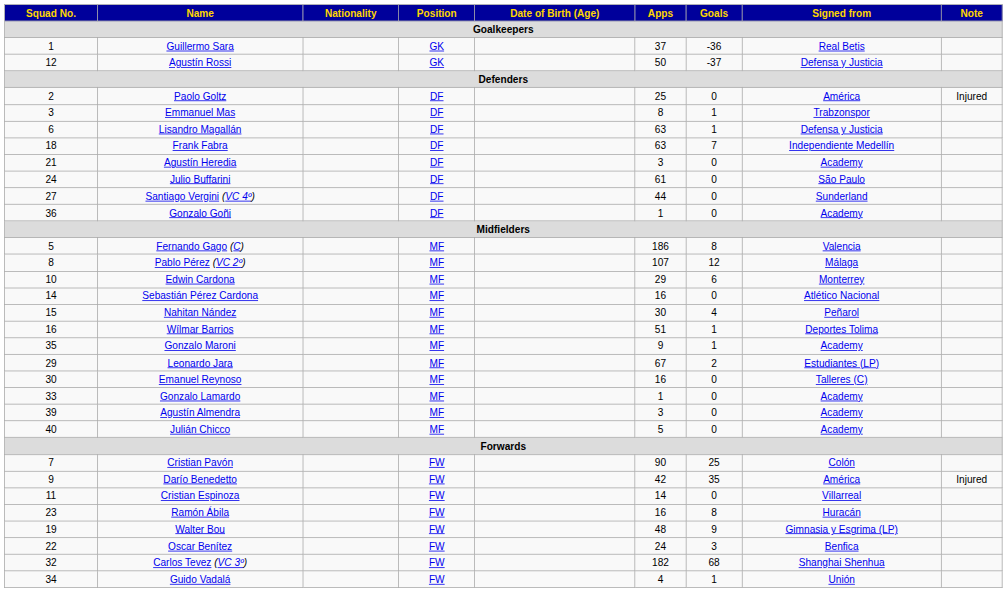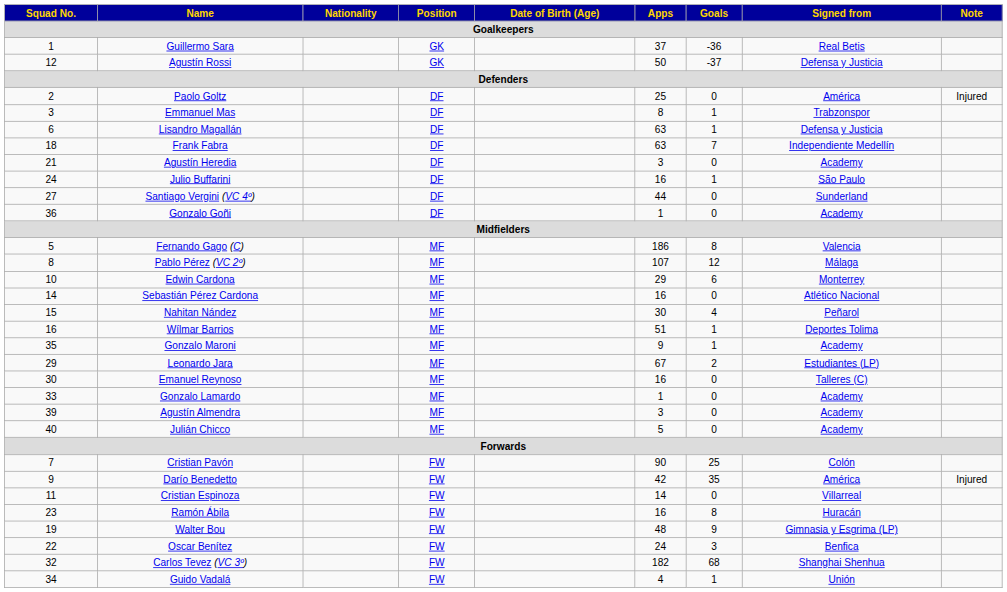(660, 179) 61 -> (660, 179) 16
(714, 179) 0 -> (714, 179) 1
